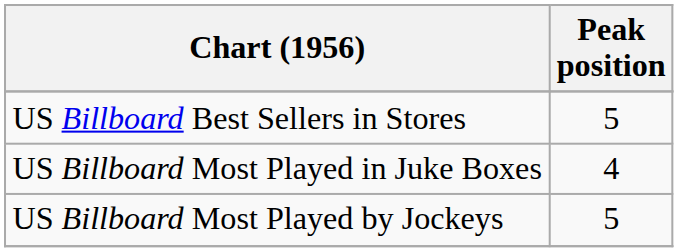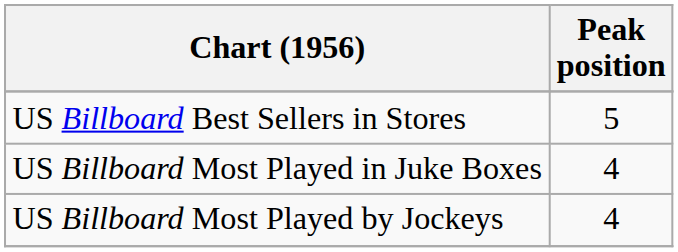(611, 219) 5 -> (611, 219) 4
